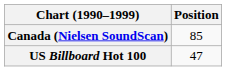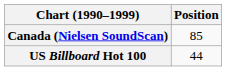(196, 55) 47 -> (196, 55) 44
